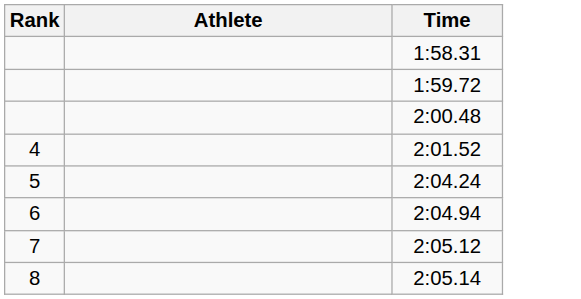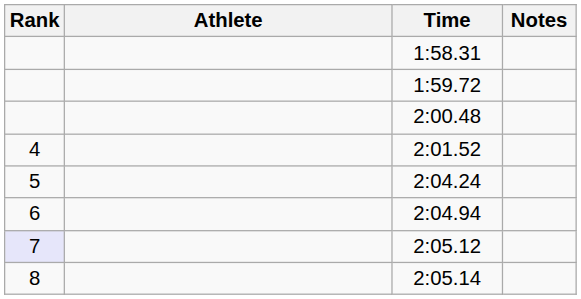+ column: (539, 20)
(35, 246) no background -> (35, 246) lavender background
